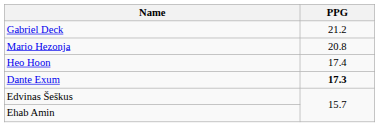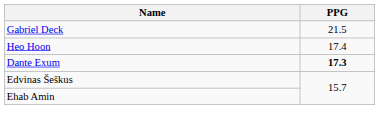(337, 29) 21.2 -> (337, 29) 21.5
- row: (39, 46)
